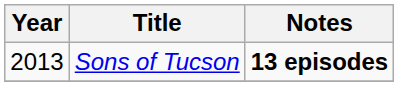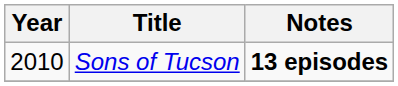(37, 61) 2013 -> (37, 61) 2010
